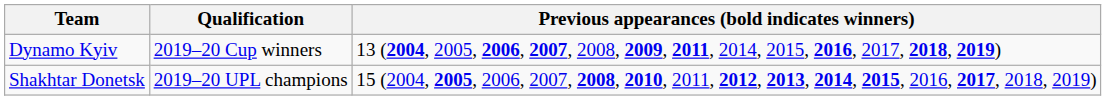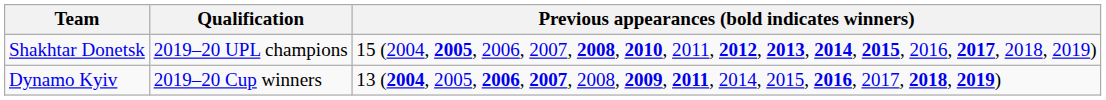rows swapped: (77, 79) <-> (63, 49)
